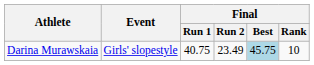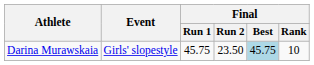(197, 51) 40.75 -> (197, 51) 45.75
(230, 51) 23.49 -> (230, 51) 23.50
